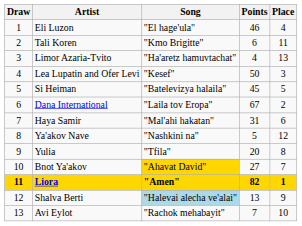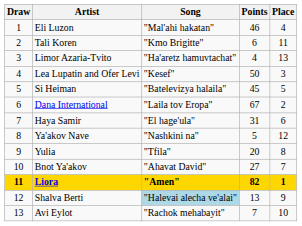(169, 27) "El hage'ula" -> (179, 27) "Mal'ahi hakatan"
(179, 120) "Mal'ahi hakatan" -> (169, 120) "El hage'ula"
(175, 167) gold background -> (175, 167) no background
